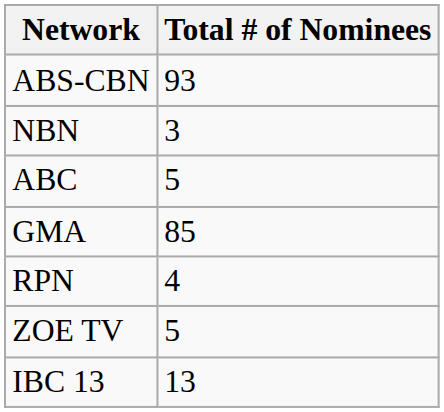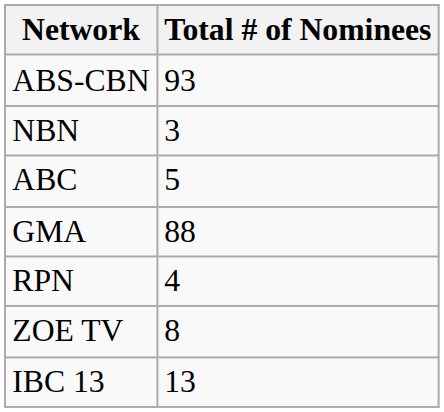(180, 230) 85 -> (180, 230) 88
(172, 331) 5 -> (172, 331) 8
